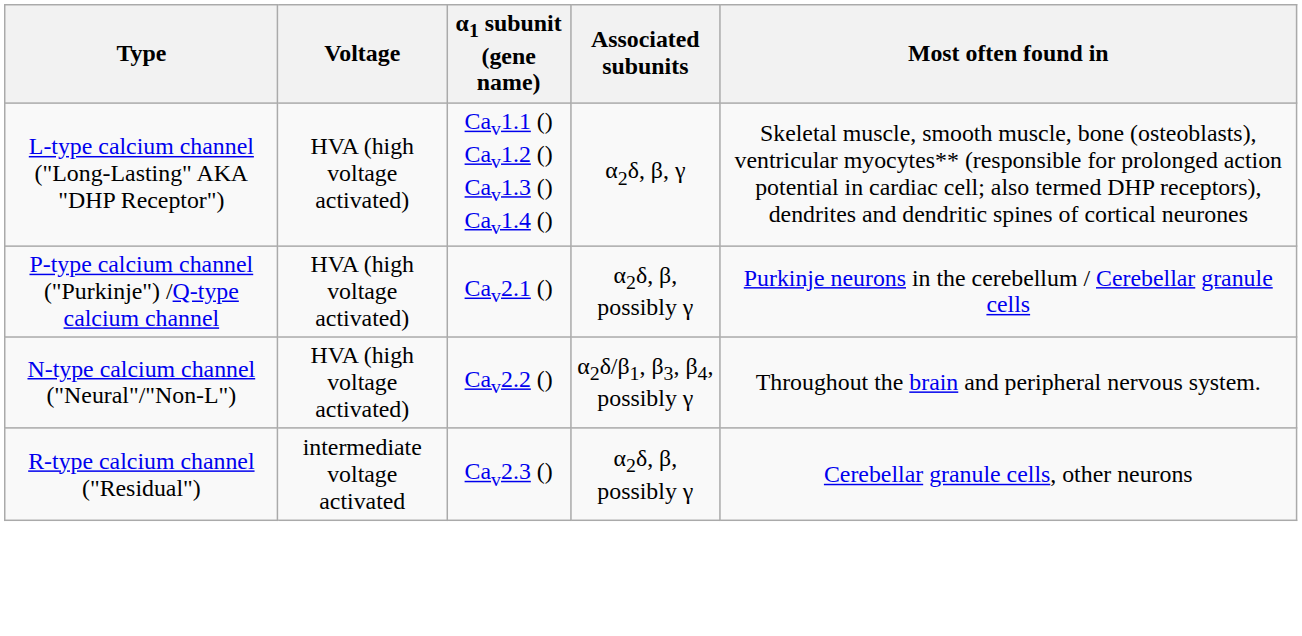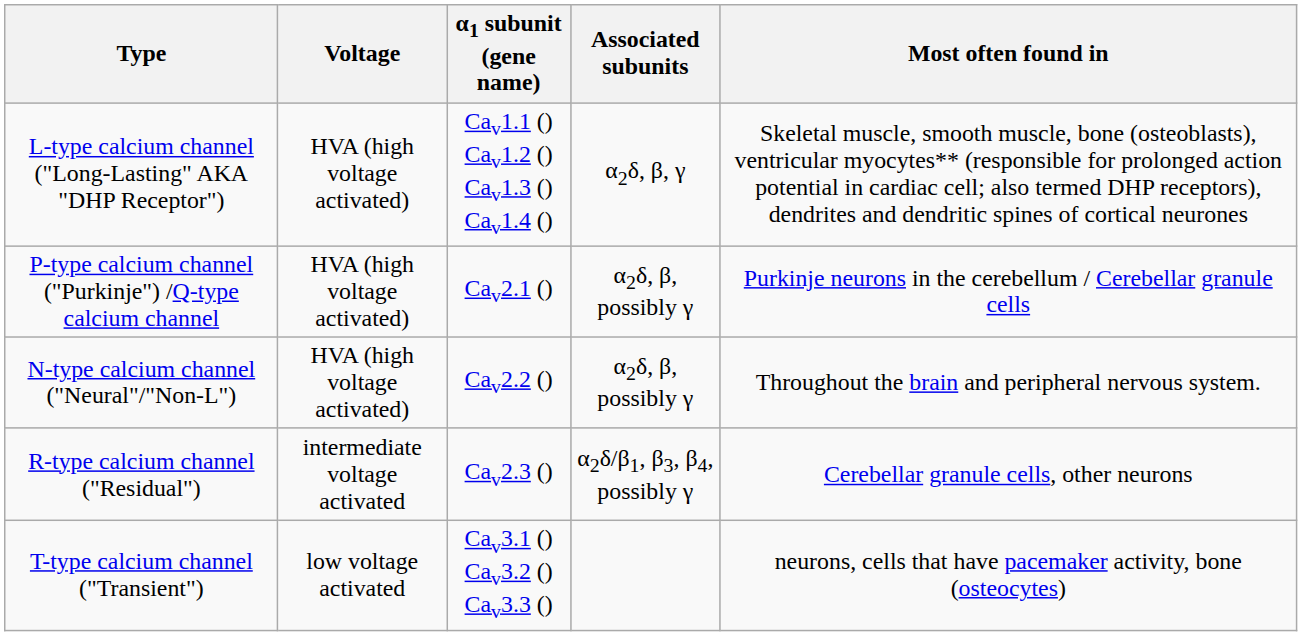(645, 382) α2δ/β1, β3, β4, possibly γ -> (645, 382) α2δ, β, possibly γ
(645, 474) α2δ, β, possibly γ -> (645, 474) α2δ/β1, β3, β4, possibly γ
+ row: (141, 574)
